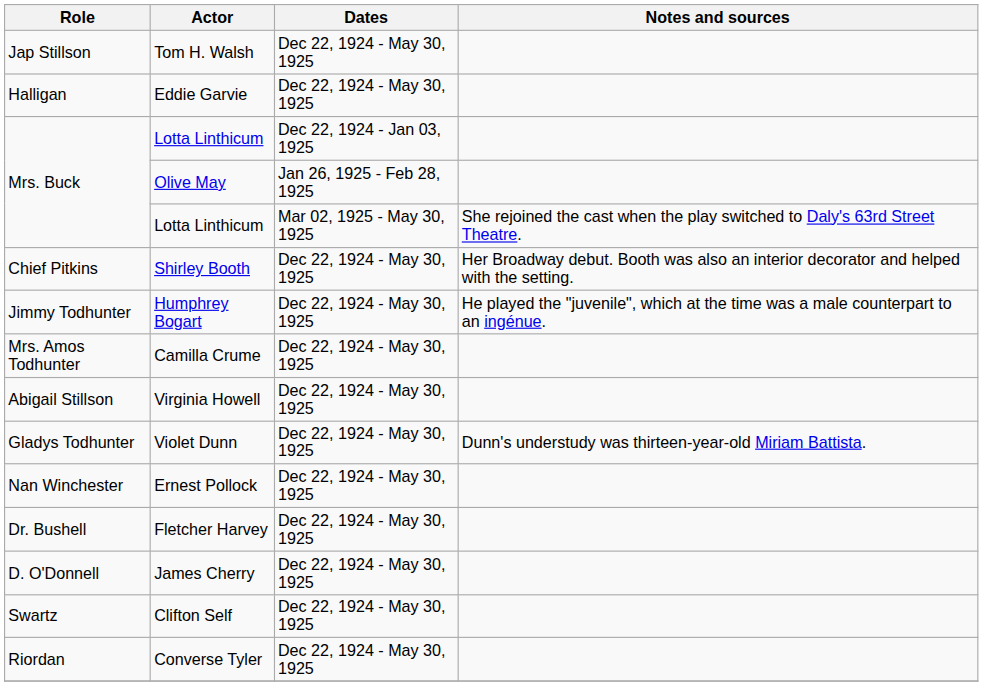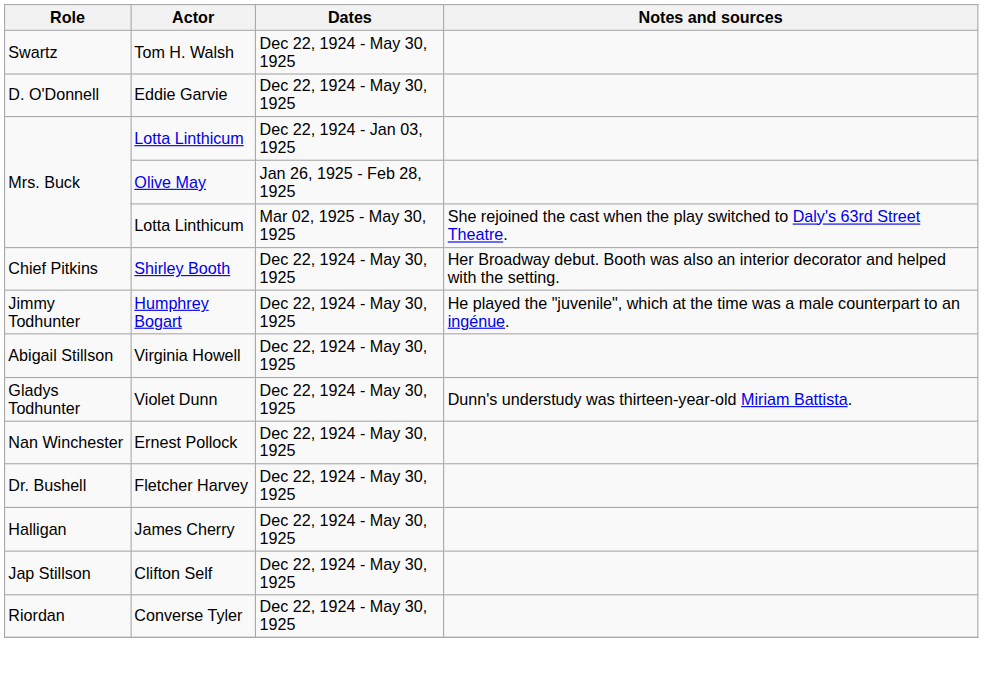(50, 52) Jap Stillson -> (33, 52) Swartz
(37, 96) Halligan -> (54, 96) D. O'Donnell
- row: (207, 356)
(54, 573) D. O'Donnell -> (37, 530) Halligan
(33, 616) Swartz -> (50, 573) Jap Stillson
